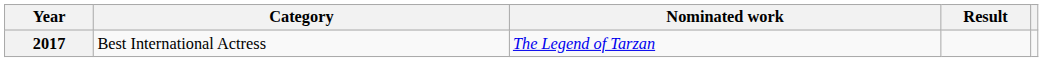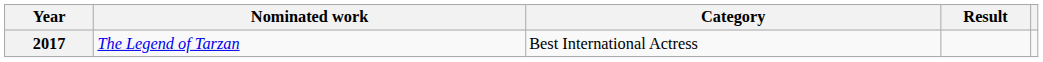columns swapped: (725, 17) <-> (301, 17)
